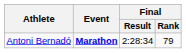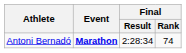(168, 41) 79 -> (168, 41) 74
